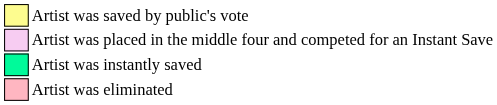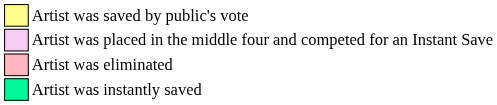rows swapped: (117, 64) <-> (102, 89)
